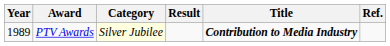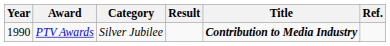(19, 32) 1989 -> (19, 32) 1990
(131, 32) lightyellow background -> (131, 32) no background
